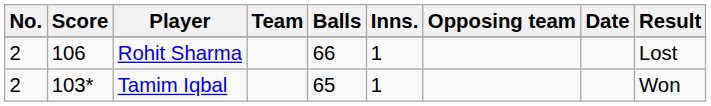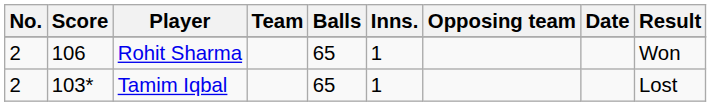(324, 53) 66 -> (324, 53) 65
(658, 53) Lost -> (660, 53) Won
(660, 85) Won -> (658, 85) Lost
